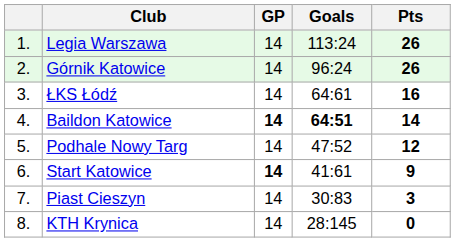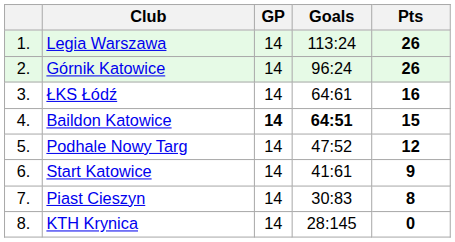(411, 120) 14 -> (411, 120) 15
(273, 172) bold -> (273, 172) normal
(411, 198) 3 -> (411, 198) 8
